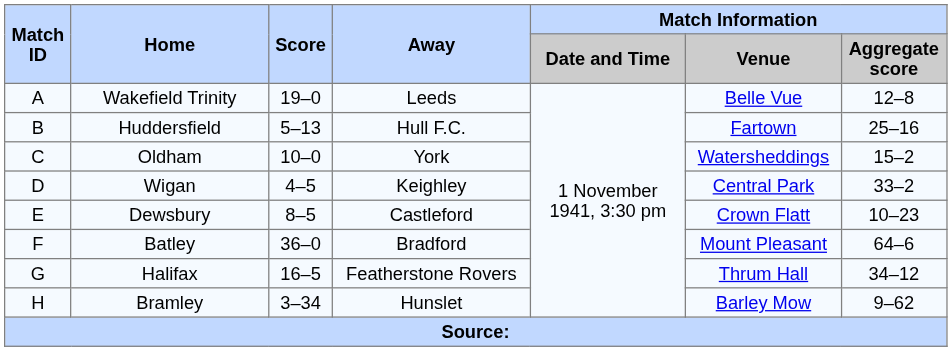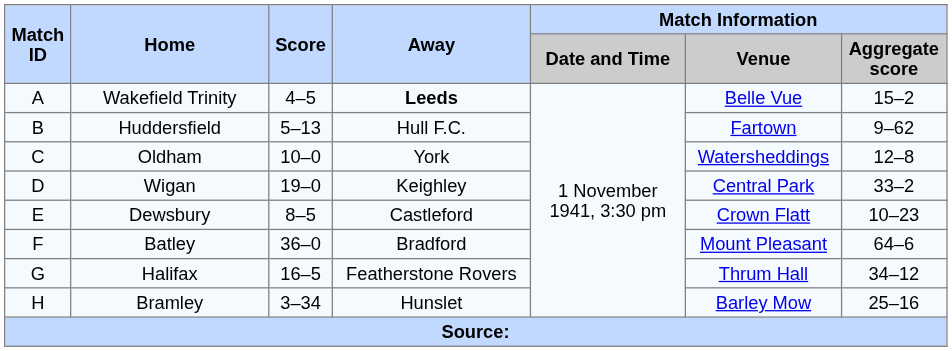(301, 98) 19–0 -> (301, 98) 4–5
(431, 98) normal -> (431, 98) bold
(894, 98) 12–8 -> (894, 98) 15–2
(894, 127) 25–16 -> (894, 127) 9–62
(894, 156) 15–2 -> (894, 156) 12–8
(301, 186) 4–5 -> (301, 186) 19–0
(894, 302) 9–62 -> (894, 302) 25–16
